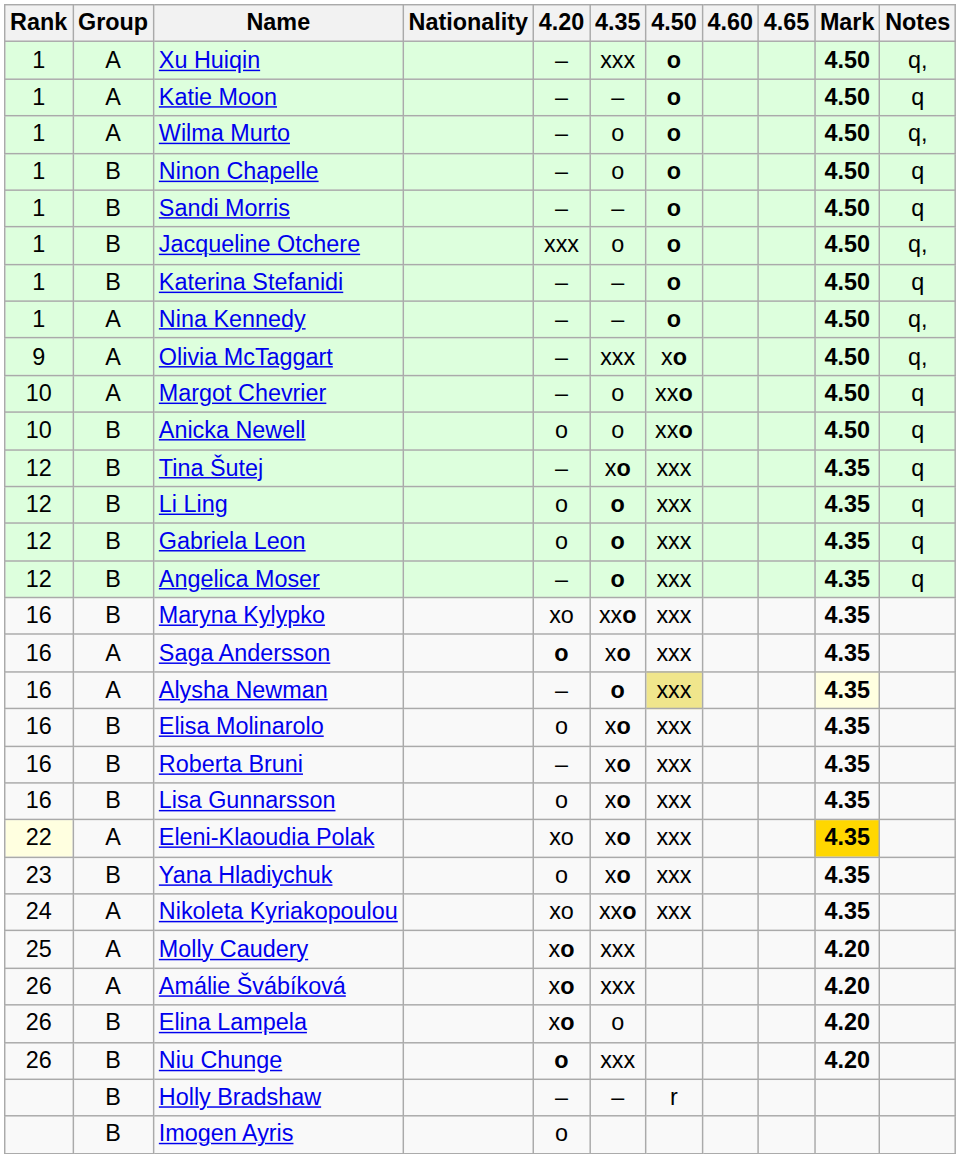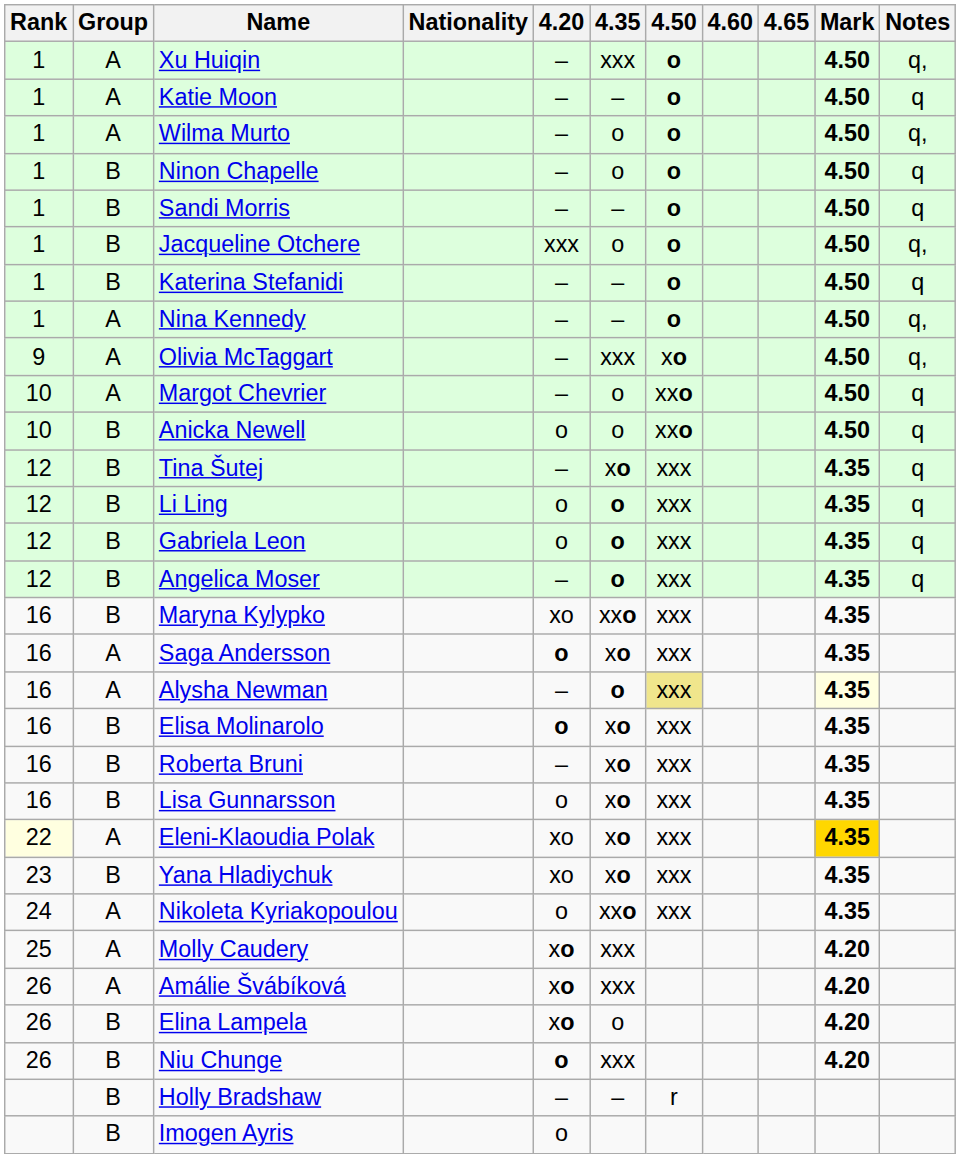(561, 726) normal -> (561, 726) bold
(561, 875) o -> (561, 875) xo
(561, 912) xo -> (561, 912) o
